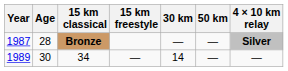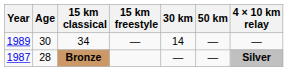rows swapped: (83, 41) <-> (83, 58)
